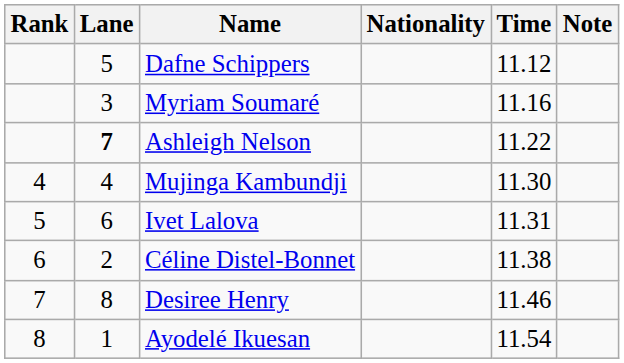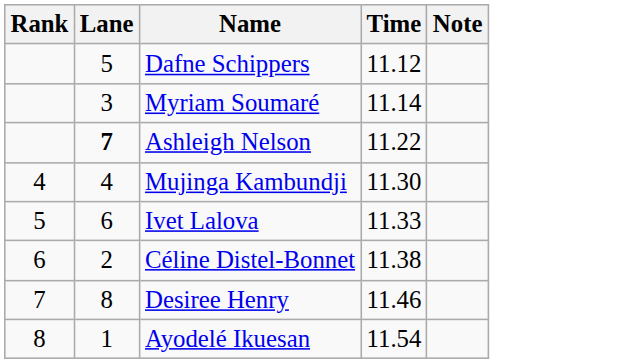- column: (426, 24)
(524, 102) 11.16 -> (394, 102) 11.14
(524, 220) 11.31 -> (394, 220) 11.33
